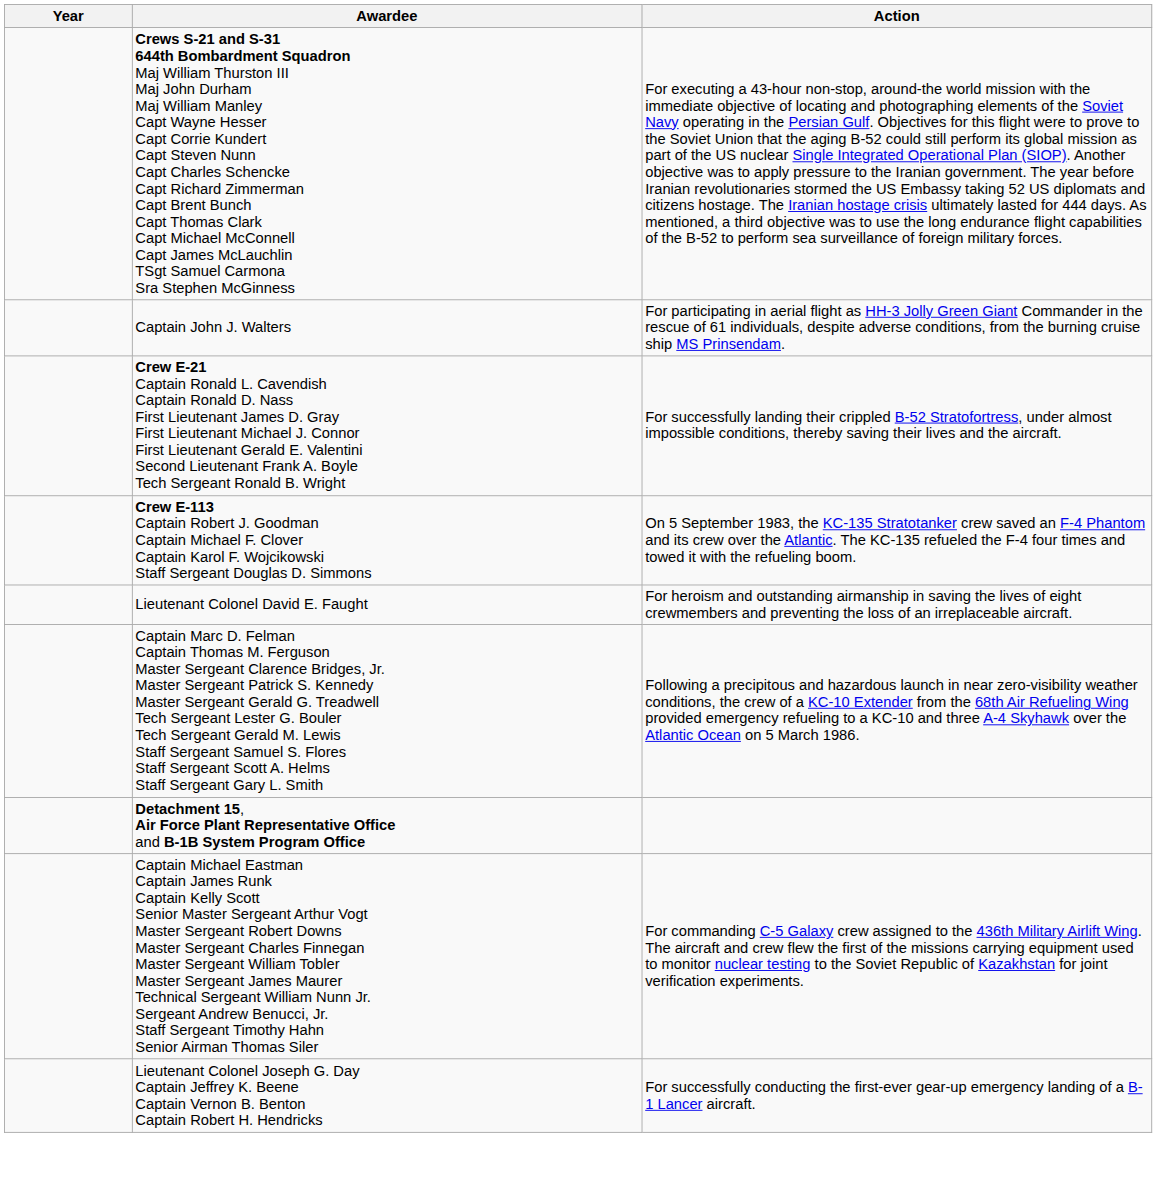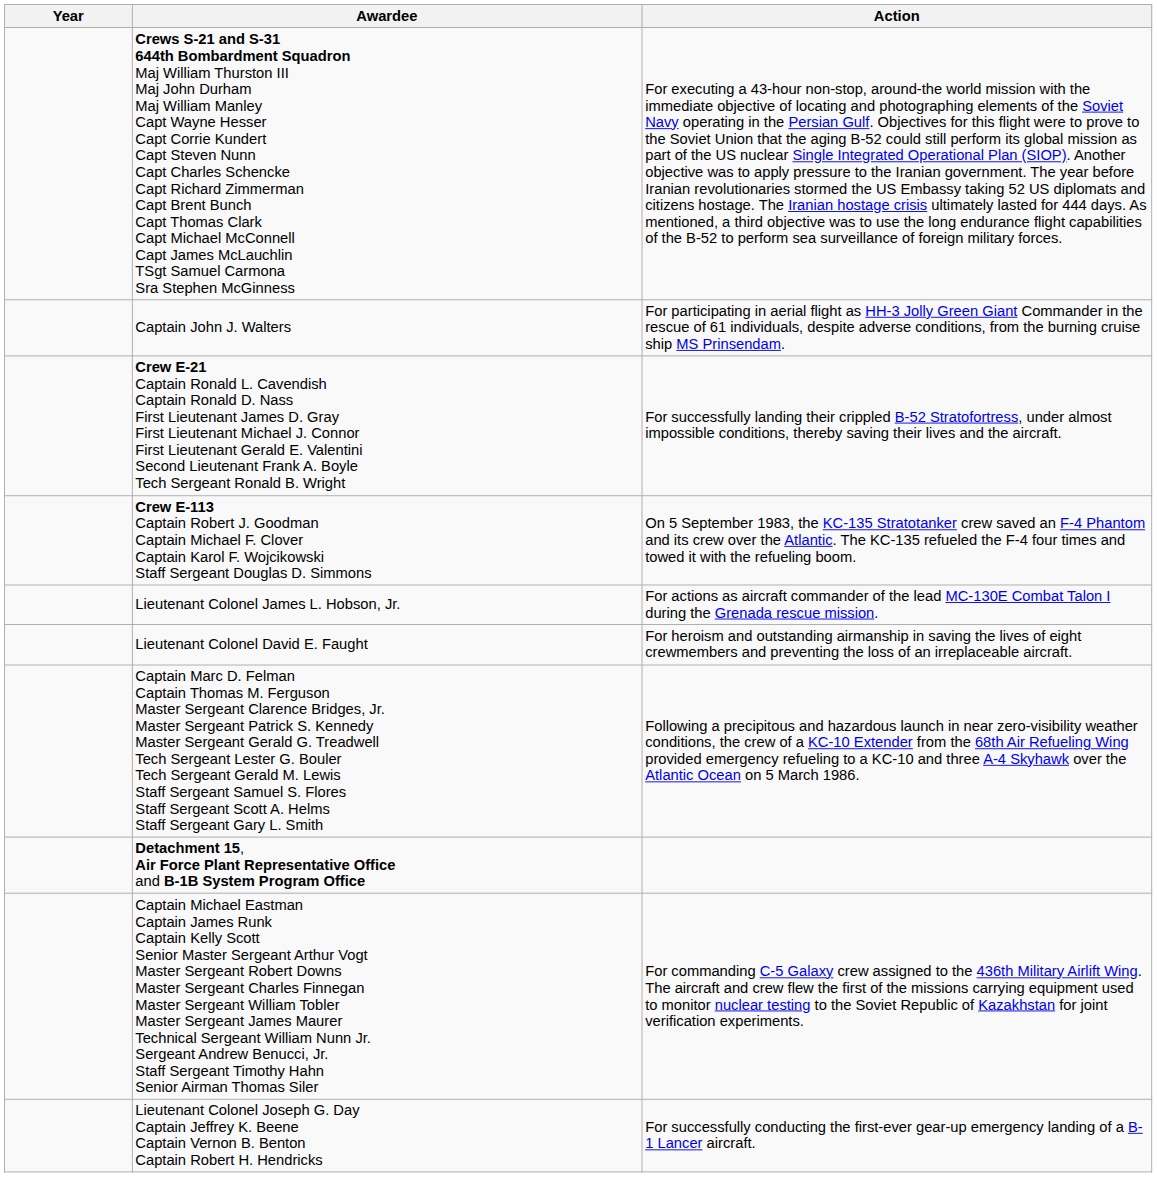+ row: (268, 604)
